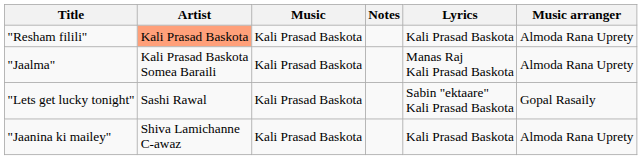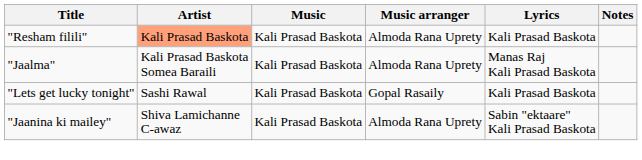columns swapped: (577, 15) <-> (384, 15)
(460, 100) Sabin "ektaare" Kali Prasad Baskota -> (542, 93) Kali Prasad Baskota
(460, 136) Kali Prasad Baskota -> (542, 121) Sabin "ektaare" Kali Prasad Baskota
